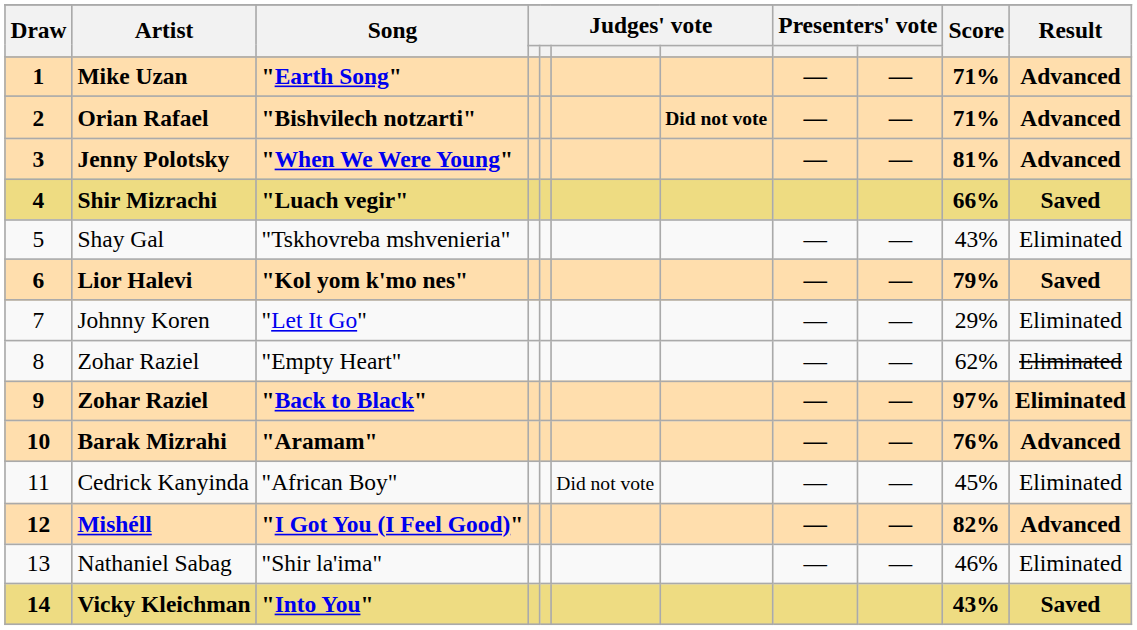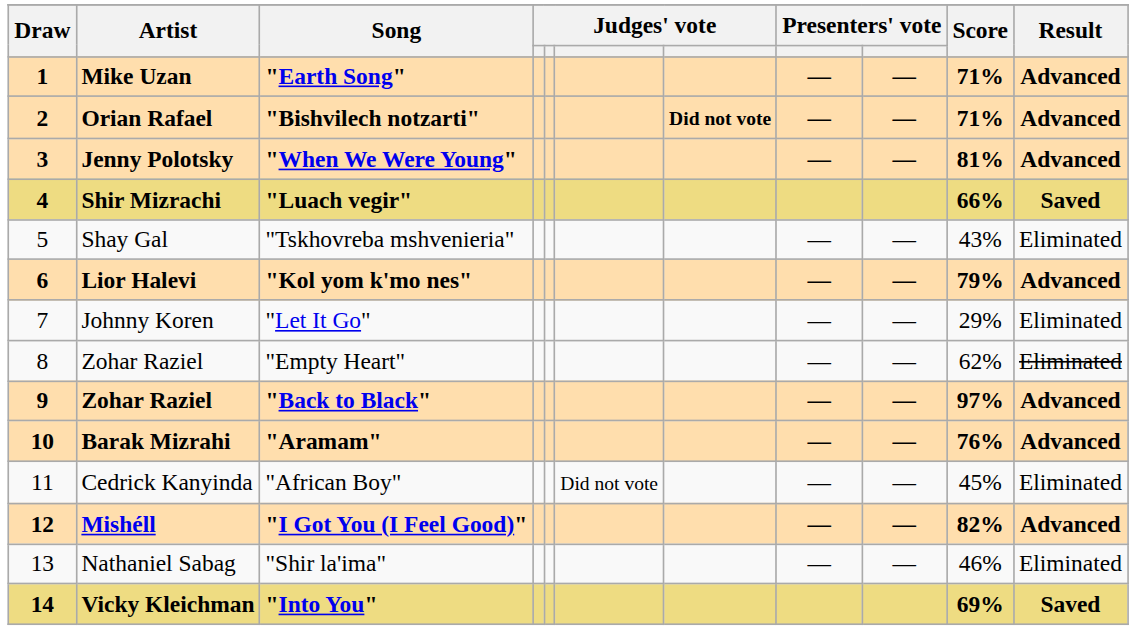(1070, 280) Saved -> (1070, 280) Advanced
(1070, 401) Eliminated -> (1070, 401) Advanced
(976, 604) 43% -> (980, 604) 69%
